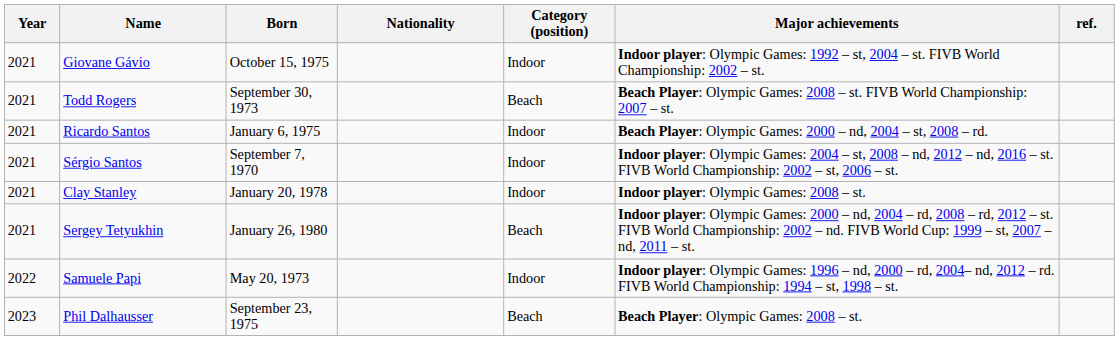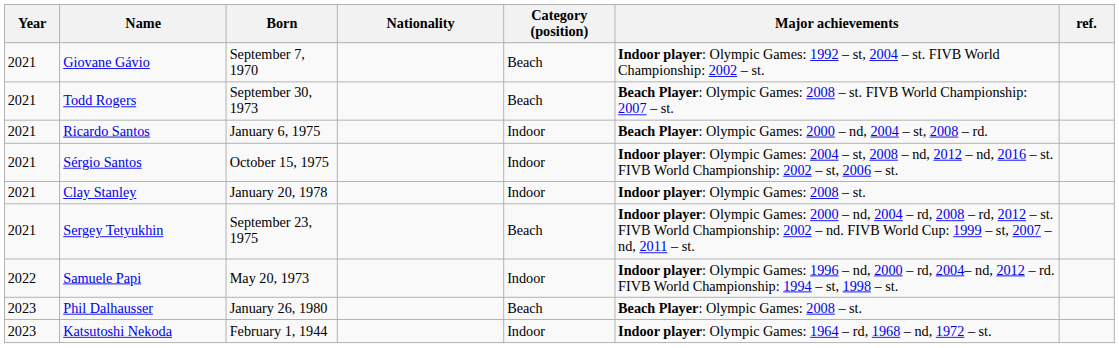(279, 62) October 15, 1975 -> (267, 62) September 7, 1970
(526, 62) Indoor -> (525, 62) Beach
(267, 162) September 7, 1970 -> (279, 162) October 15, 1975
(279, 231) January 26, 1980 -> (271, 231) September 23, 1975
(271, 316) September 23, 1975 -> (279, 308) January 26, 1980
+ row: (118, 331)
